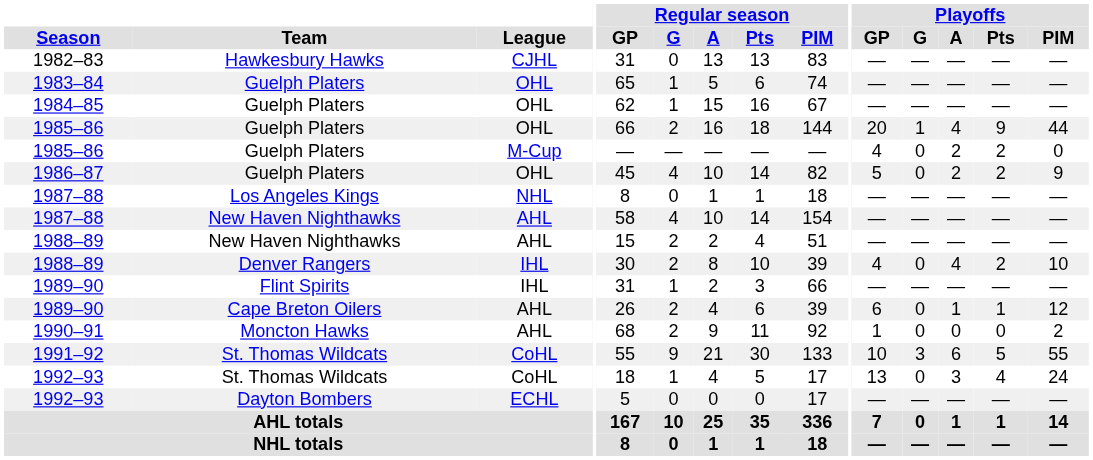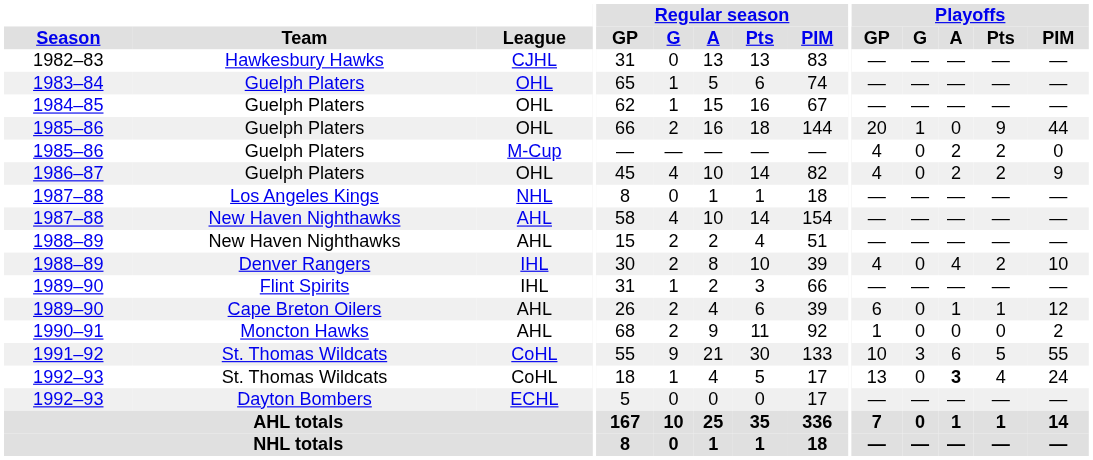(956, 128) 4 -> (956, 128) 0
(877, 173) 5 -> (877, 173) 4
(956, 376) normal -> (956, 376) bold
